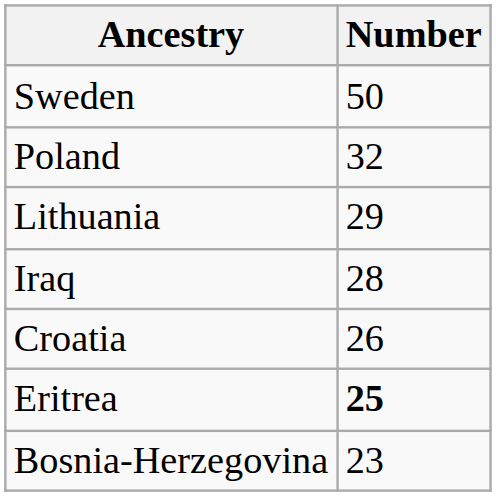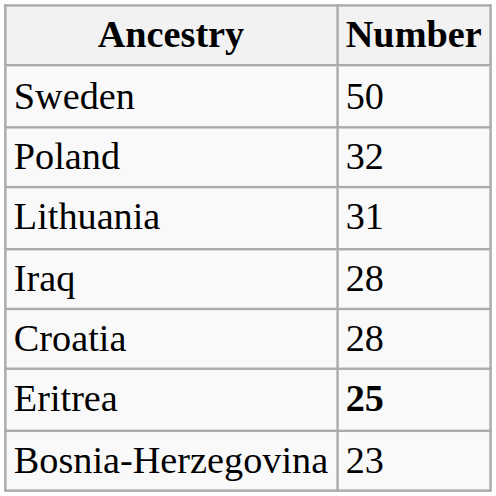(365, 217) 29 -> (365, 217) 31
(365, 338) 26 -> (365, 338) 28
